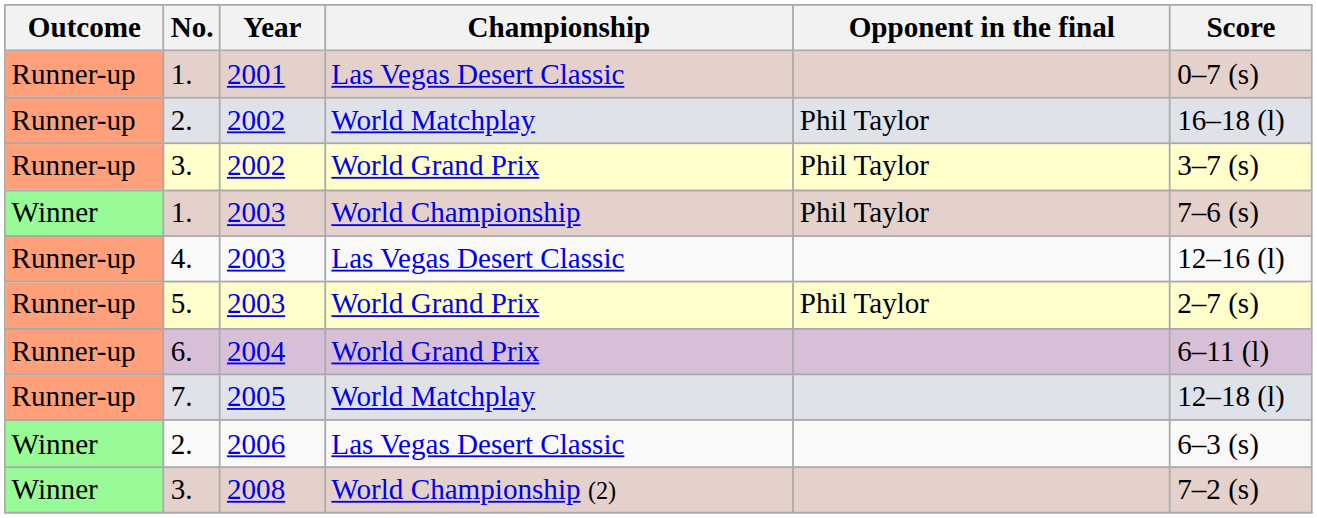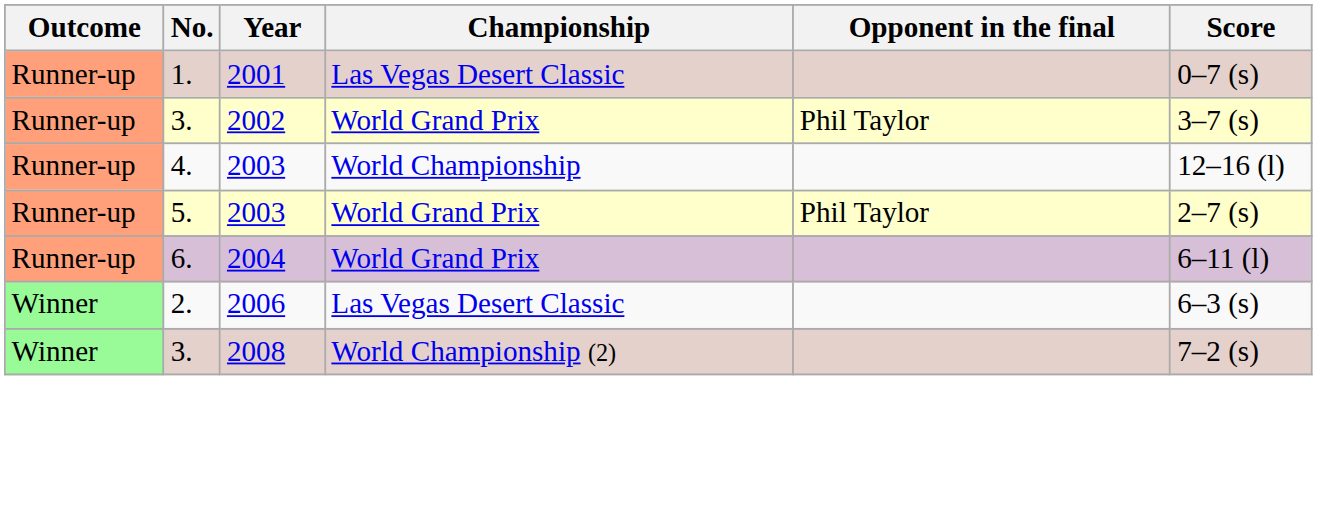- row: (182, 119)
- row: (182, 212)
(478, 258) Las Vegas Desert Classic -> (456, 166) World Championship
- row: (182, 397)
